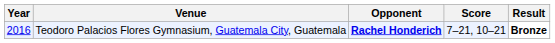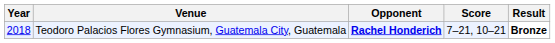(19, 30) 2016 -> (19, 30) 2018
